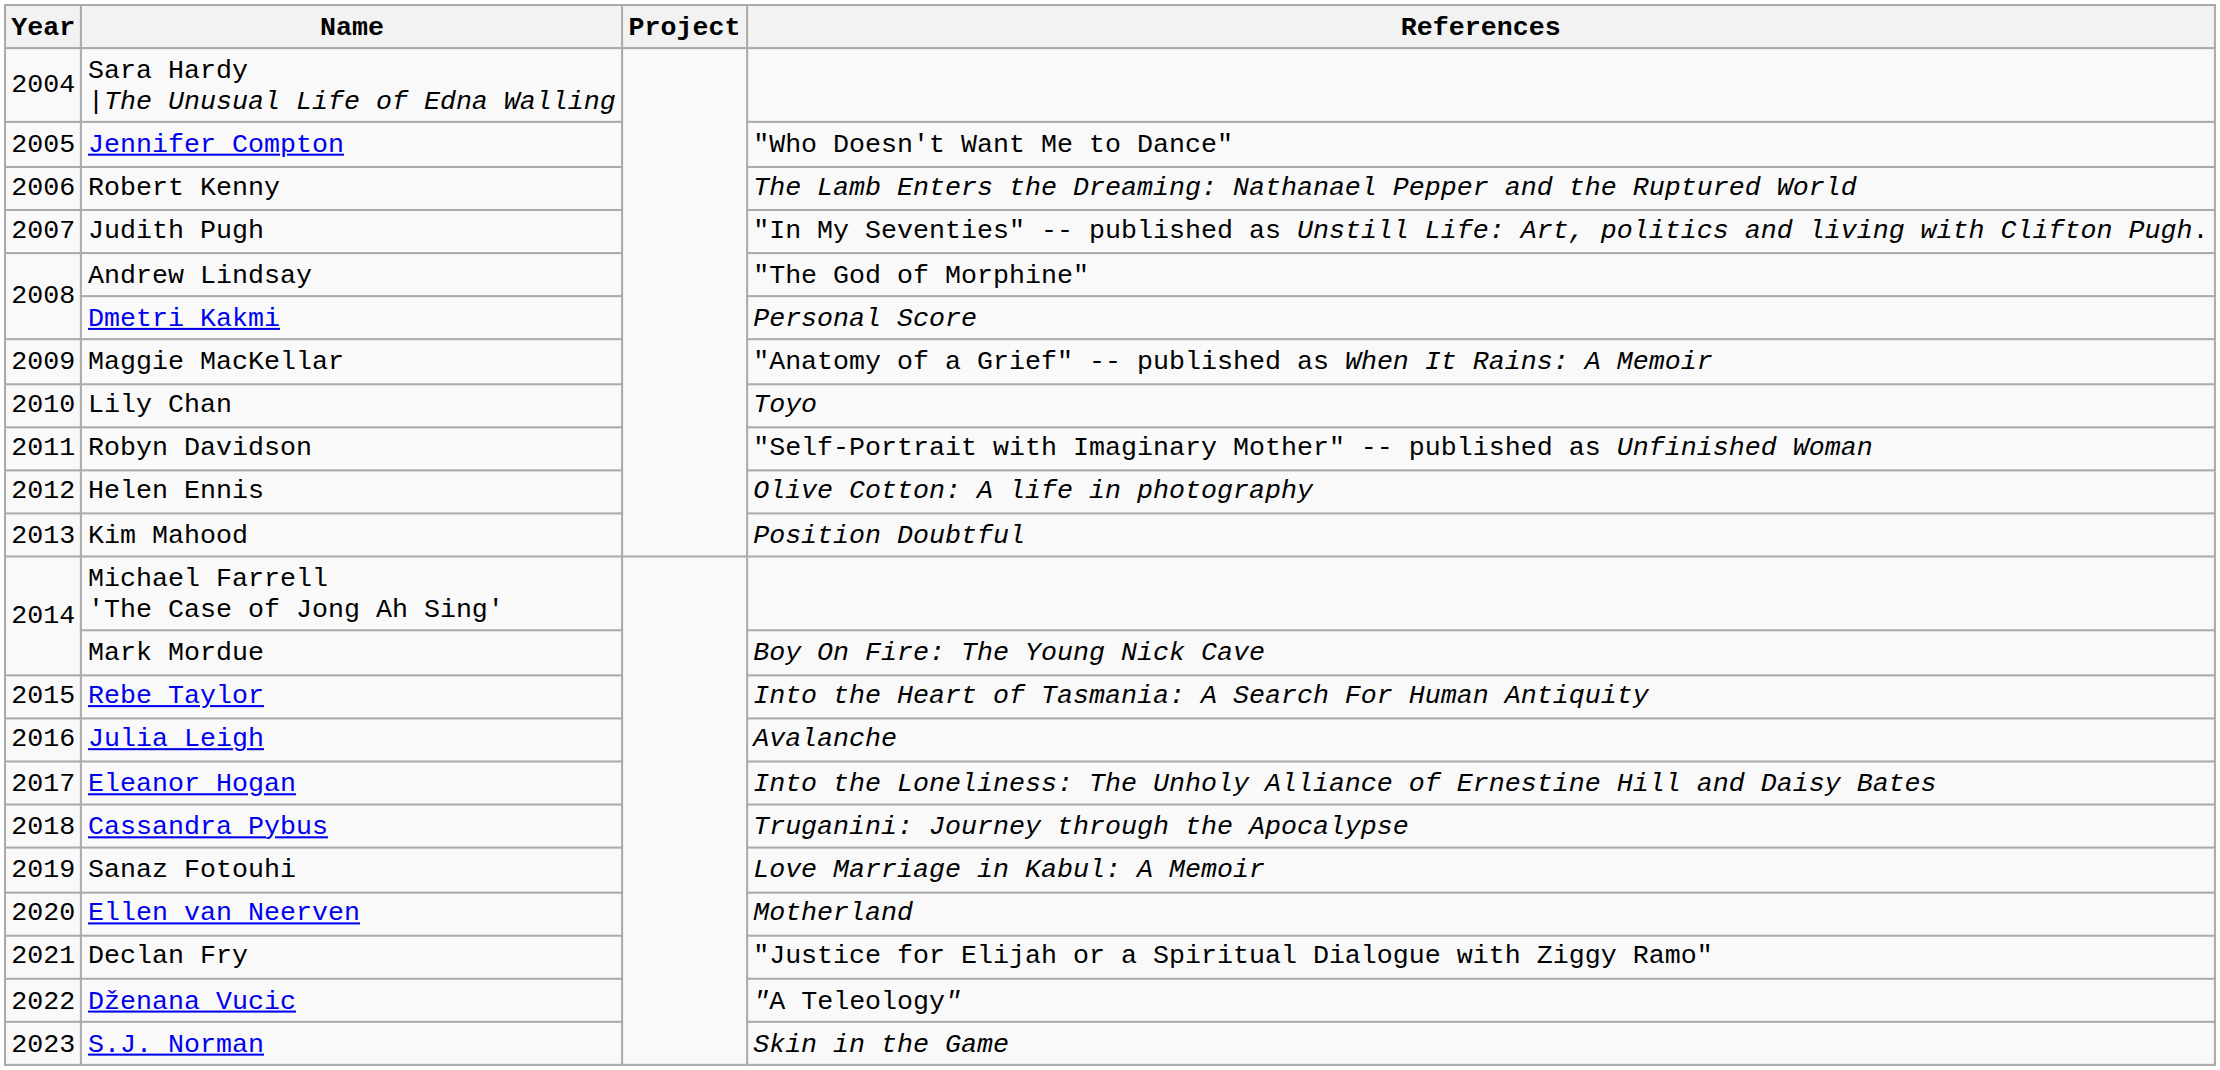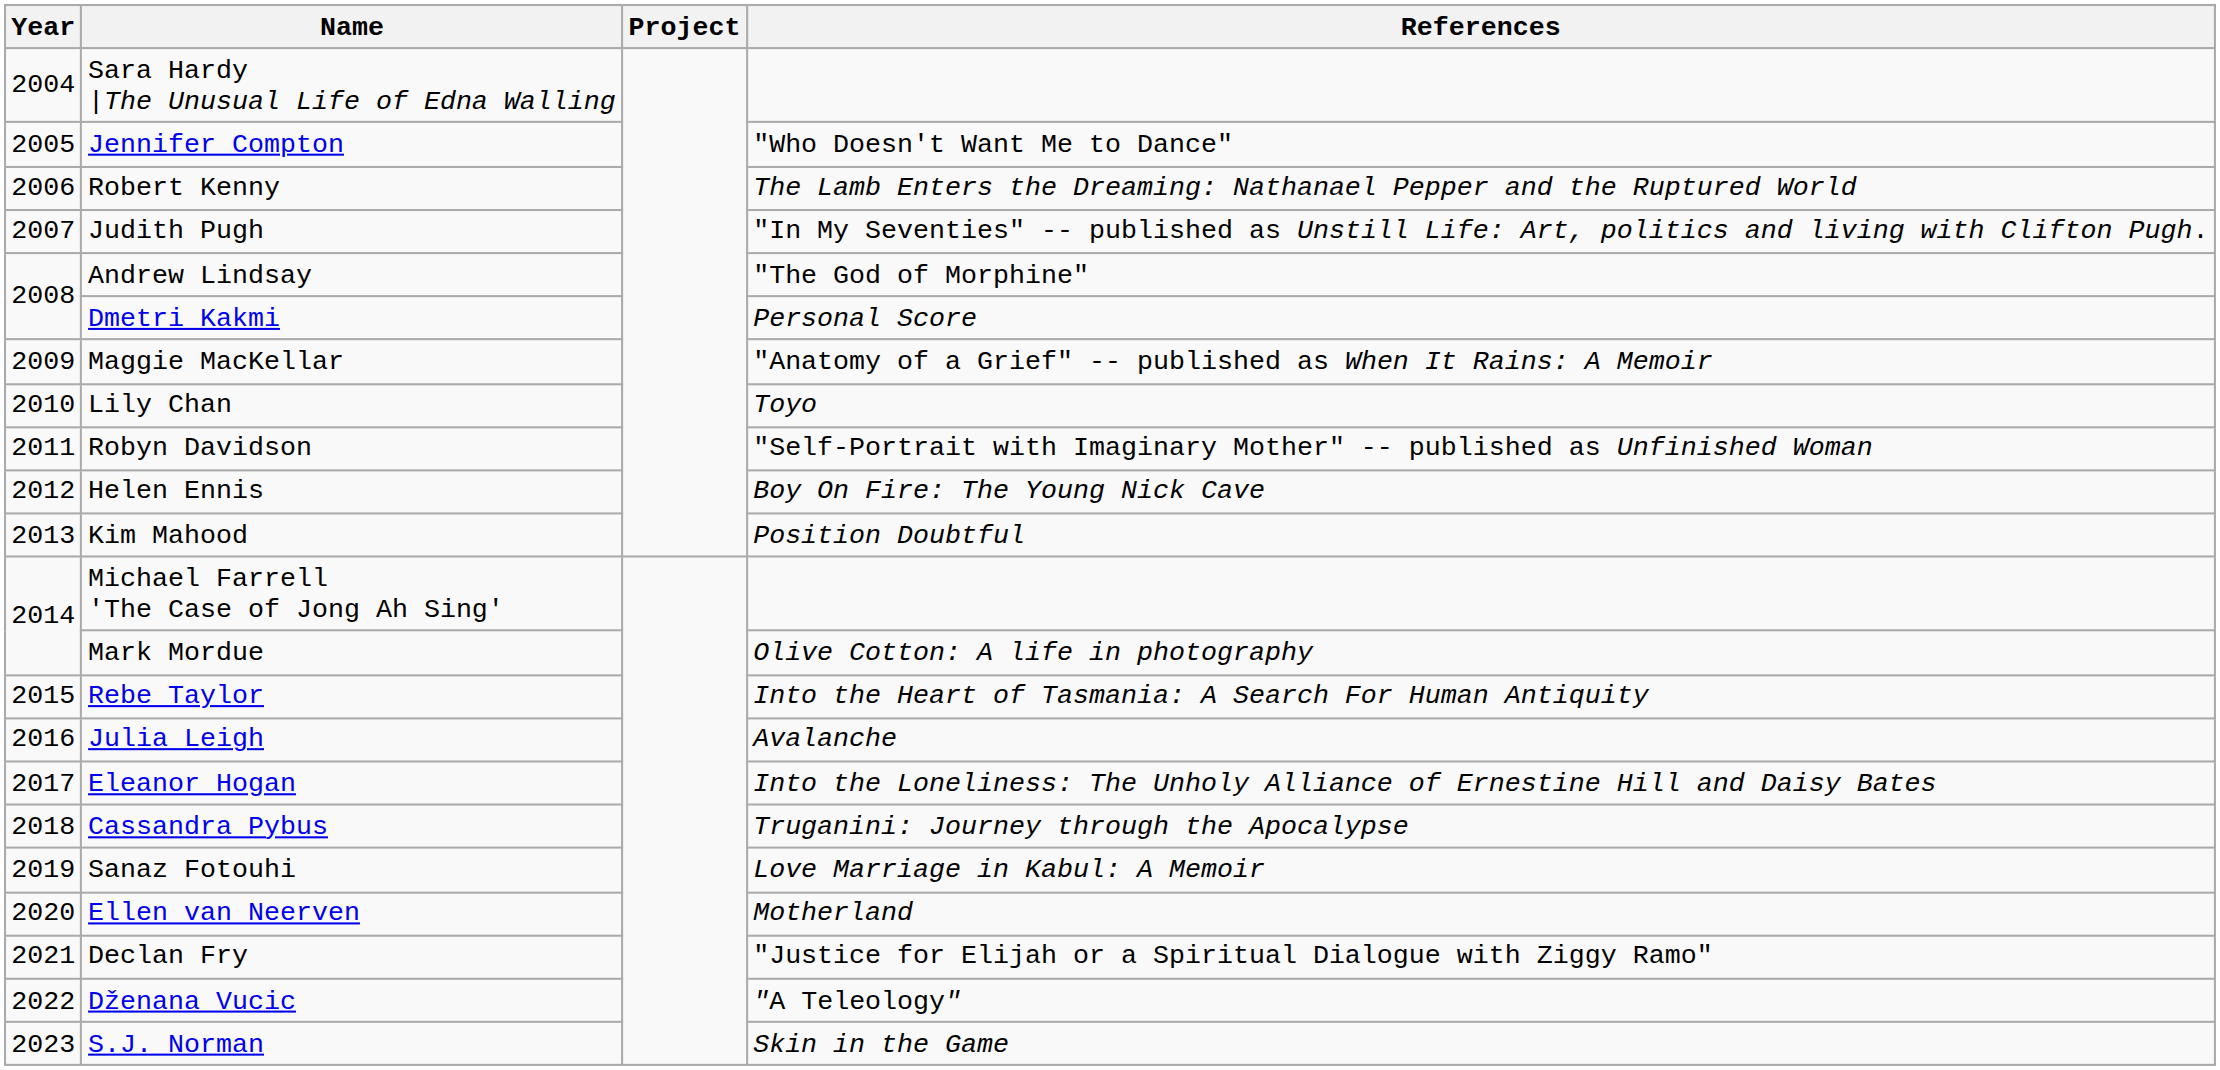(1033, 492) Olive Cotton: A life in photography -> (1009, 492) Boy On Fire: The Young Nick Cave
(1009, 653) Boy On Fire: The Young Nick Cave -> (1033, 653) Olive Cotton: A life in photography
